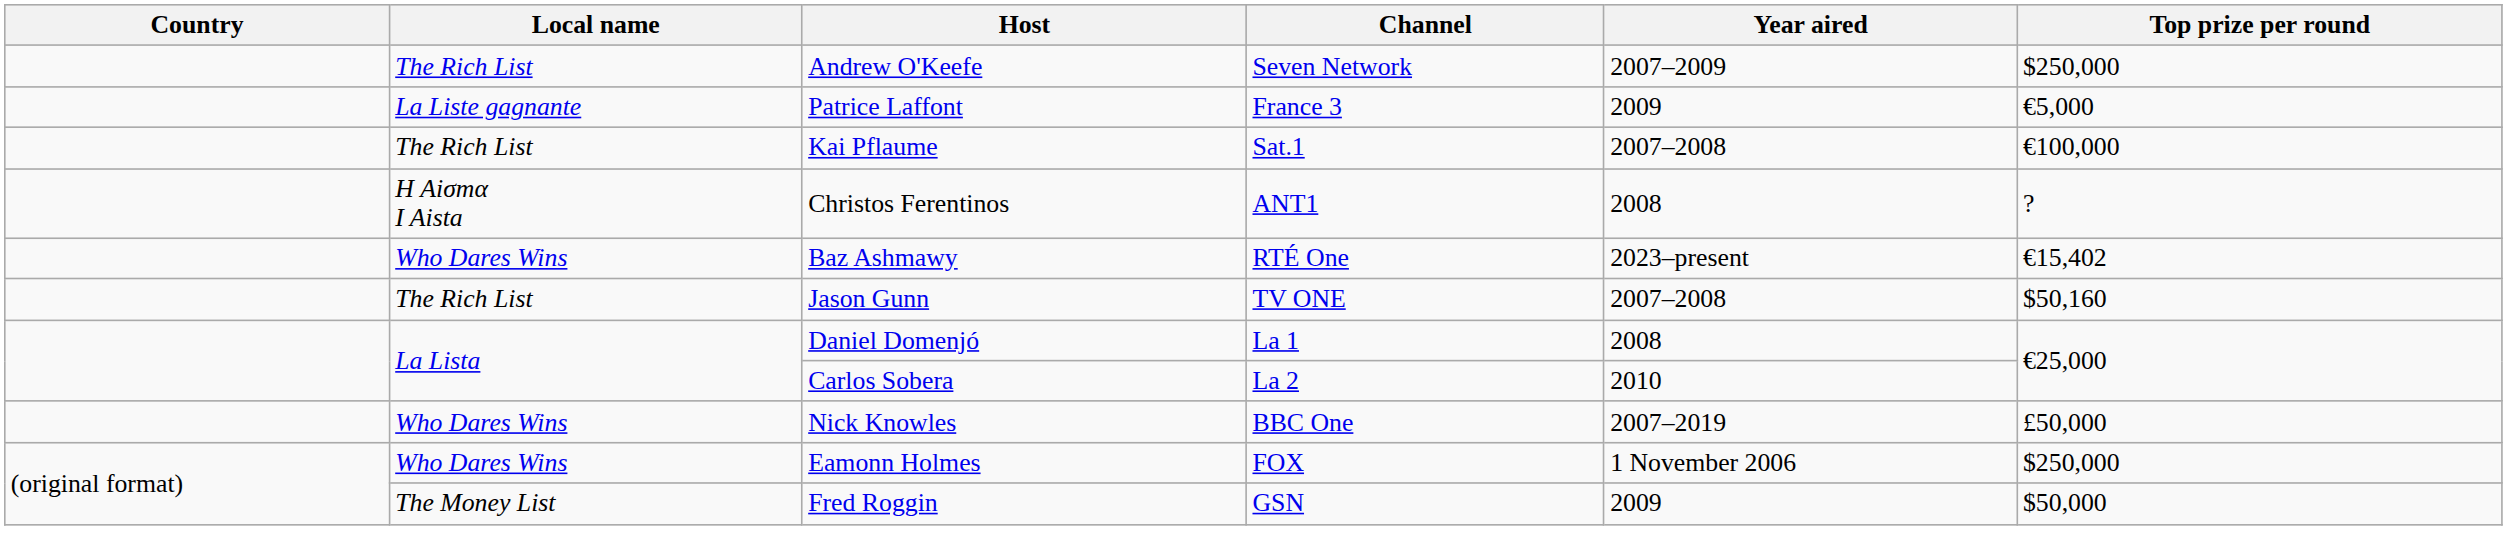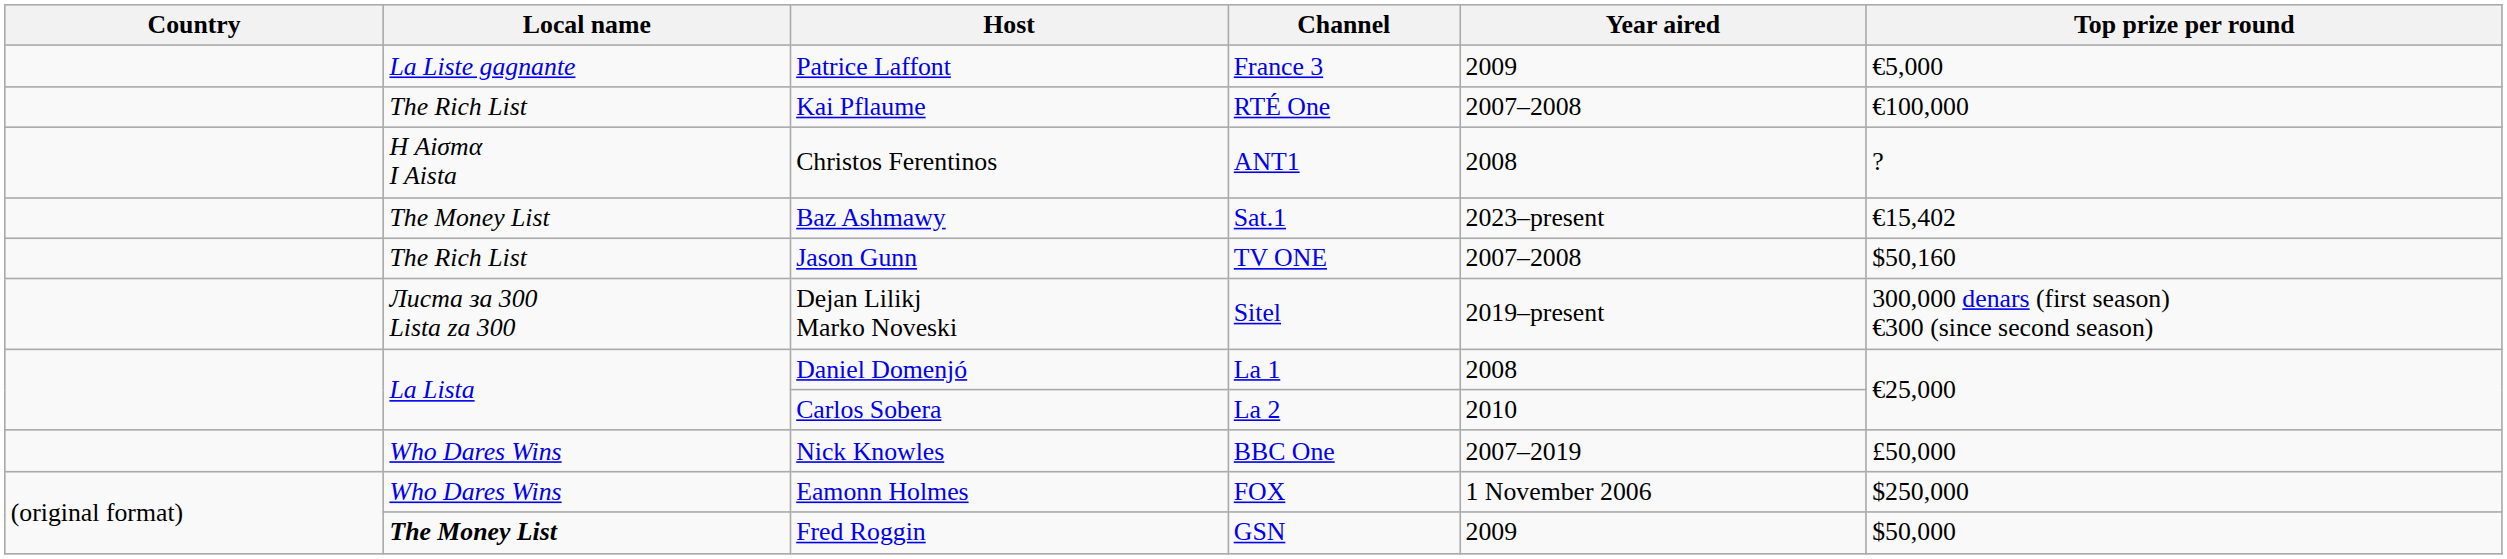- row: (895, 65)
(1279, 147) Sat.1 -> (1282, 106) RTÉ One
(481, 258) Who Dares Wins -> (470, 217) The Money List
(1301, 258) RTÉ One -> (1260, 217) Sat.1
+ row: (877, 313)
(475, 503) normal -> (473, 532) bold
